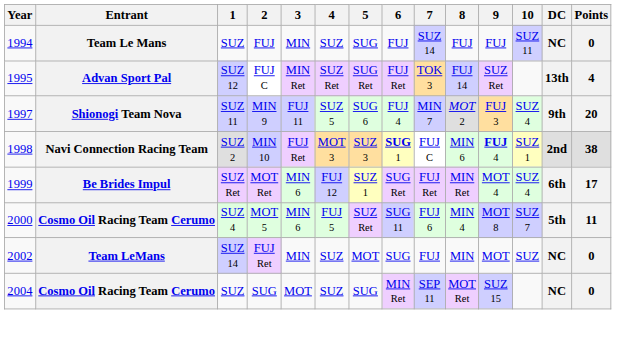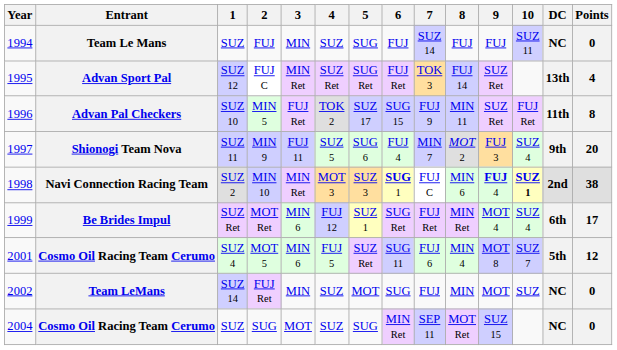+ row: (264, 114)
(298, 149) FUJ Ret -> (298, 185) MIN Ret
(527, 149) normal -> (528, 185) bold
(20, 220) 2000 -> (20, 255) 2001
(591, 220) 11 -> (592, 255) 12
